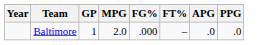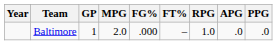+ column: (203, 13)
